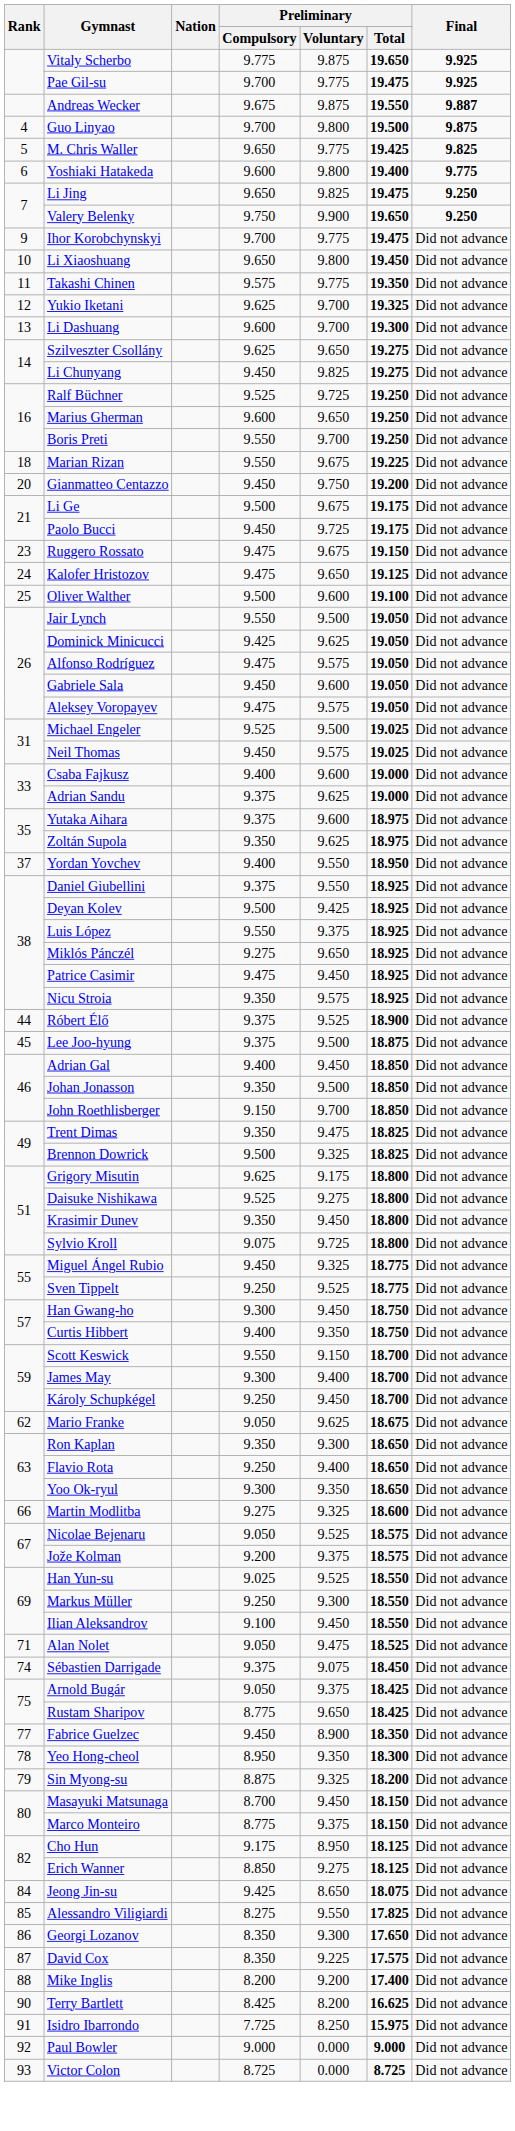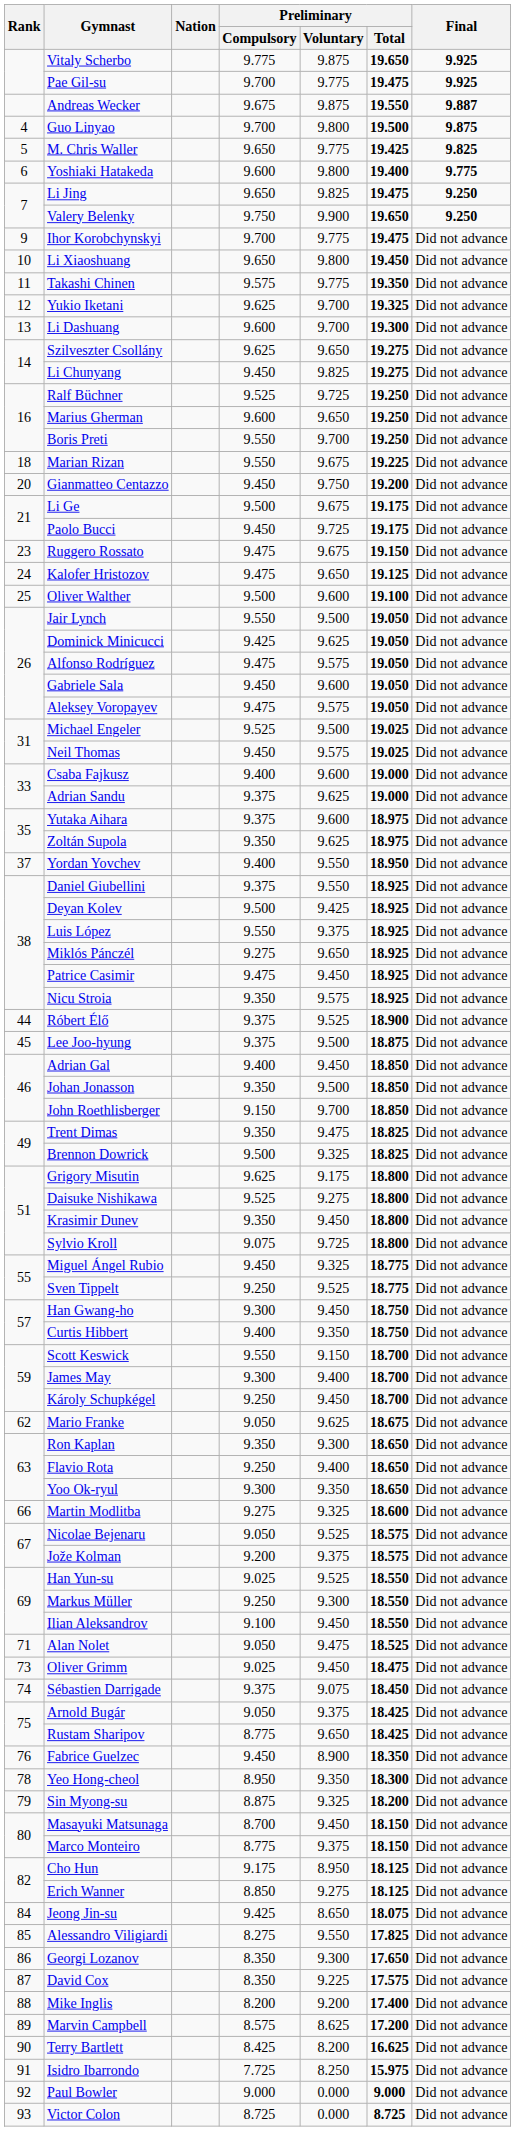+ row: (87, 1668)
(24, 1735) 77 -> (24, 1757) 76
+ row: (97, 2025)
